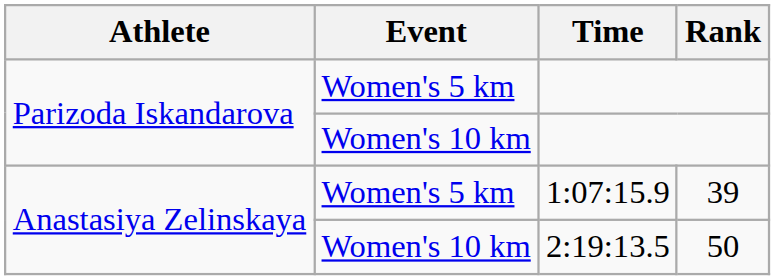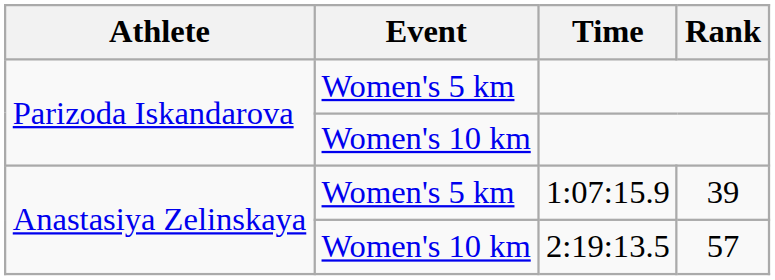(723, 246) 50 -> (723, 246) 57
